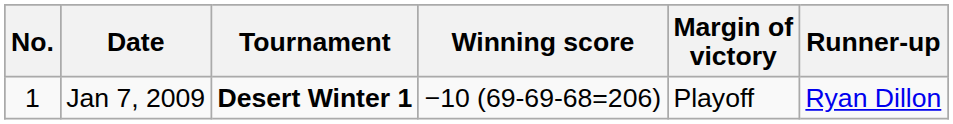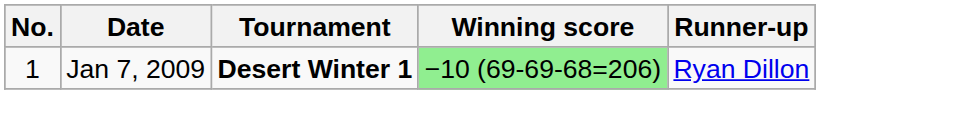- column: (733, 41)
(543, 98) no background -> (543, 68) lightgreen background
